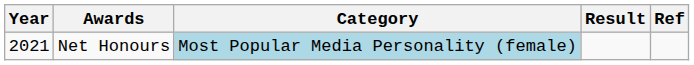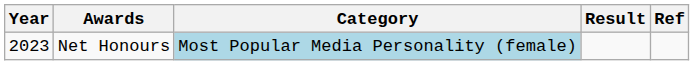(29, 46) 2021 -> (29, 46) 2023
